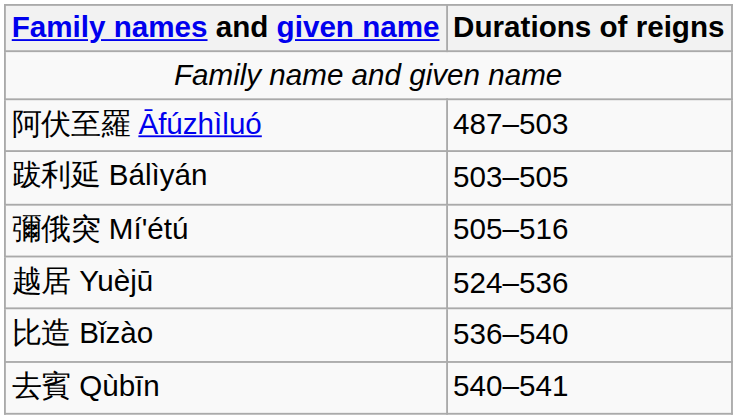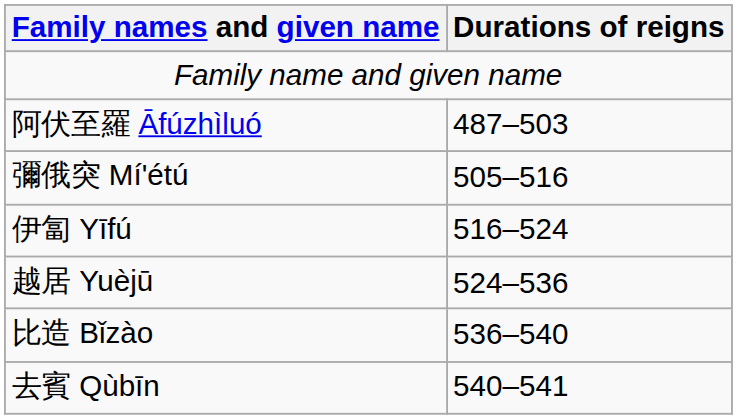- row: (110, 176)
+ row: (72, 228)
